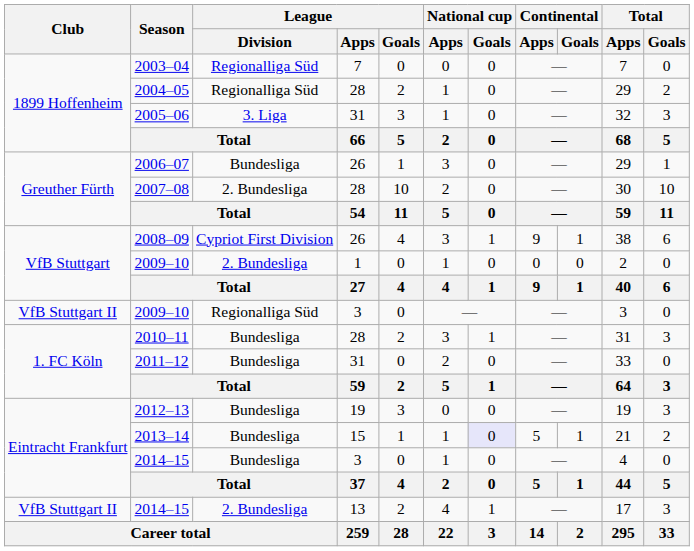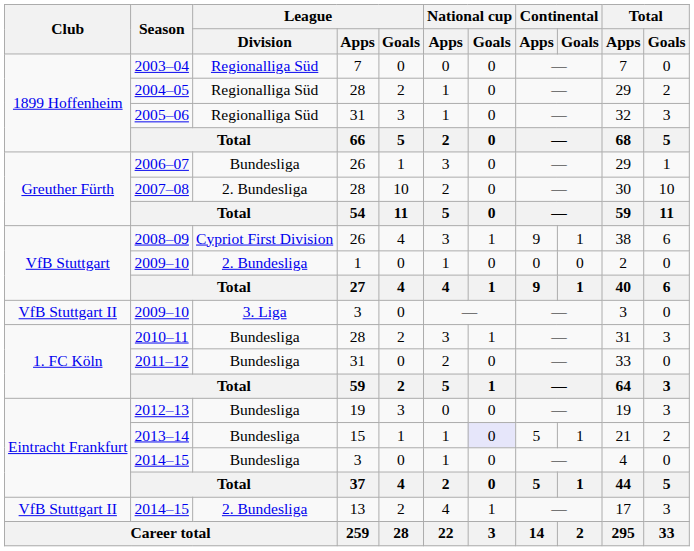(265, 115) 3. Liga -> (265, 115) Regionalliga Süd
(265, 312) Regionalliga Süd -> (265, 312) 3. Liga
